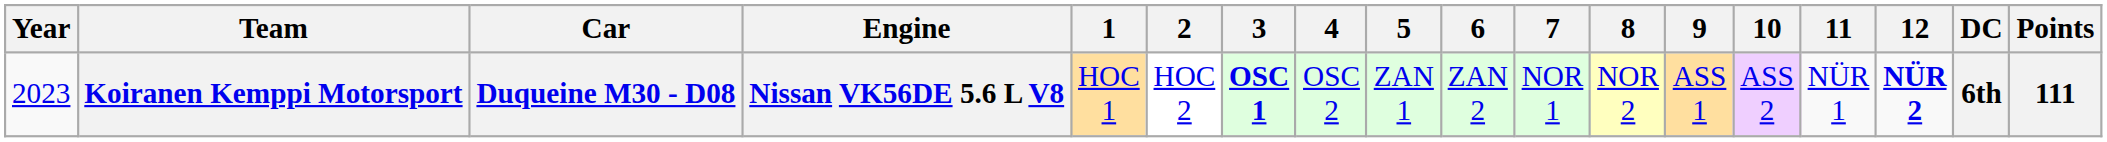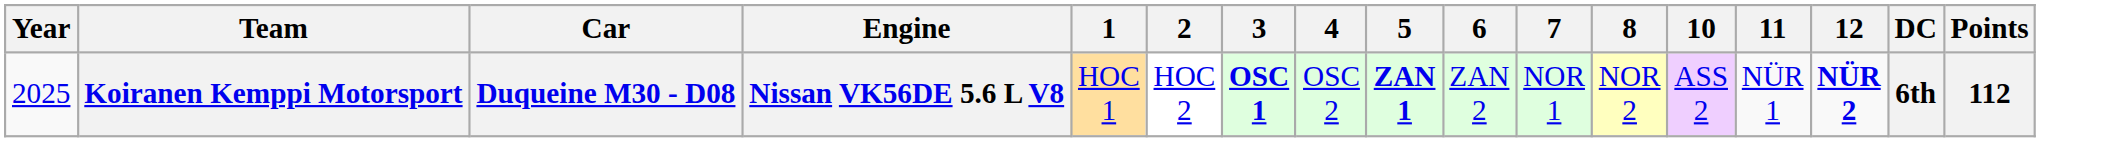- column: (1700, 28)
(41, 93) 2023 -> (41, 93) 2025
(1404, 93) normal -> (1405, 93) bold
(2055, 93) 111 -> (1990, 93) 112
